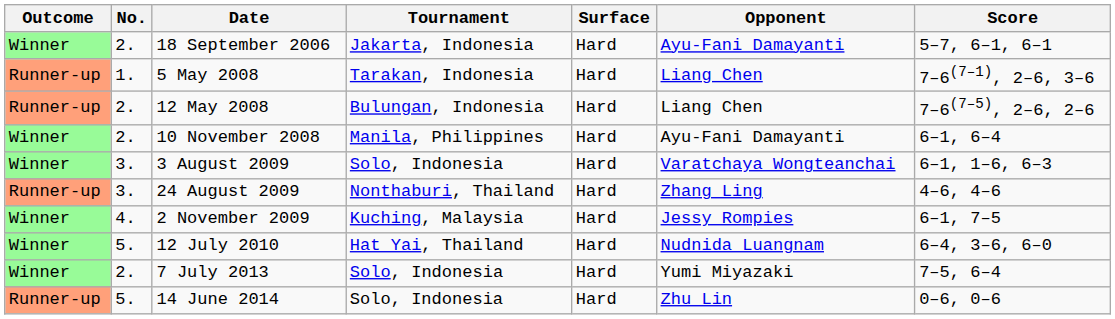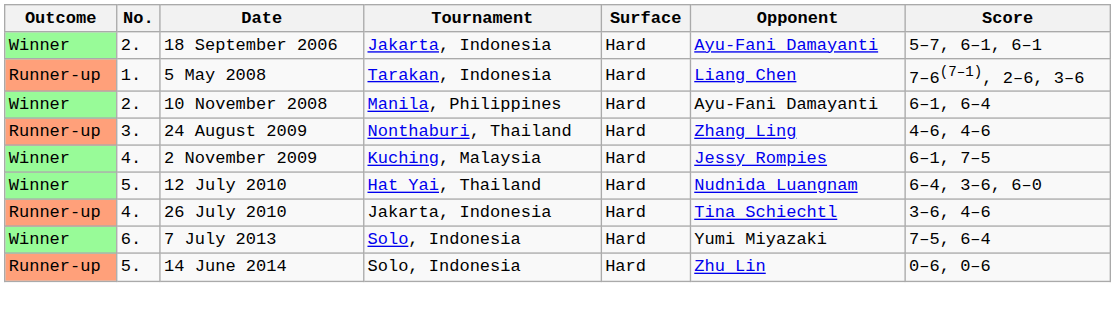- row: (213, 107)
- row: (223, 164)
+ row: (225, 213)
(125, 273) 2. -> (131, 240) 6.
